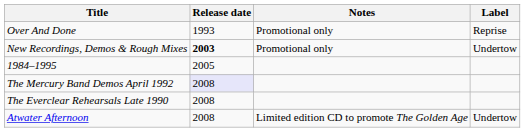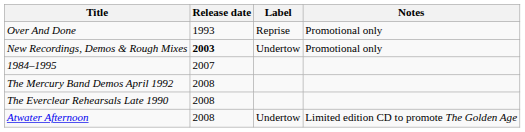columns swapped: (495, 13) <-> (362, 13)
(204, 65) 2005 -> (204, 65) 2007
(204, 83) lavender background -> (204, 83) no background
